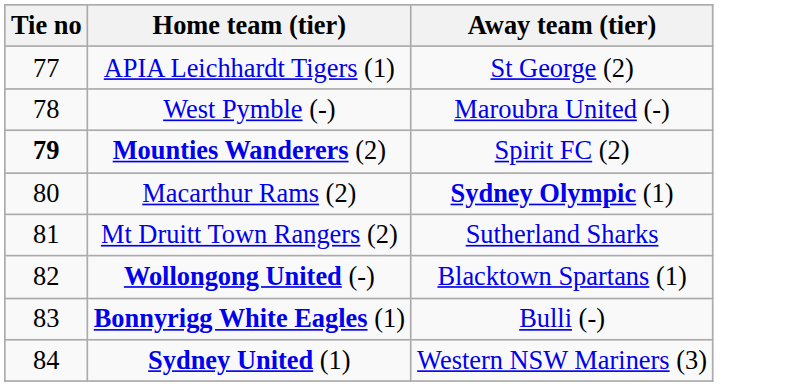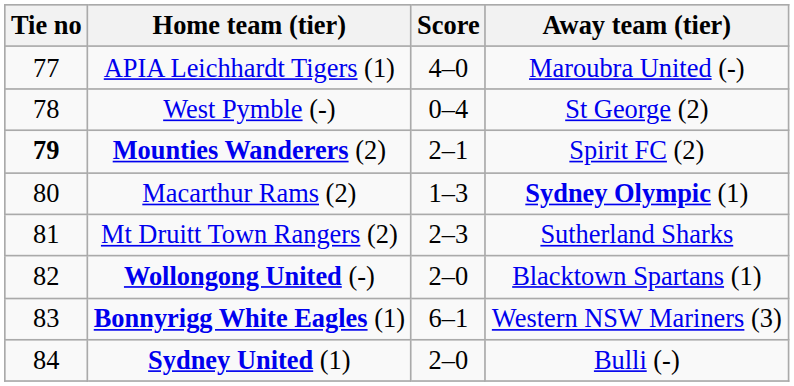+ column: (448, 25)
(562, 67) St George (2) -> (637, 67) Maroubra United (-)
(562, 109) Maroubra United (-) -> (637, 109) St George (2)
(562, 318) Bulli (-) -> (637, 318) Western NSW Mariners (3)
(562, 360) Western NSW Mariners (3) -> (637, 360) Bulli (-)
